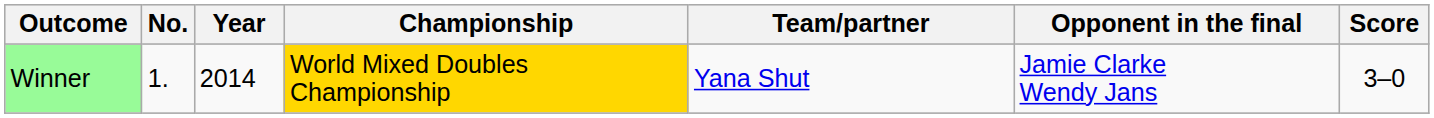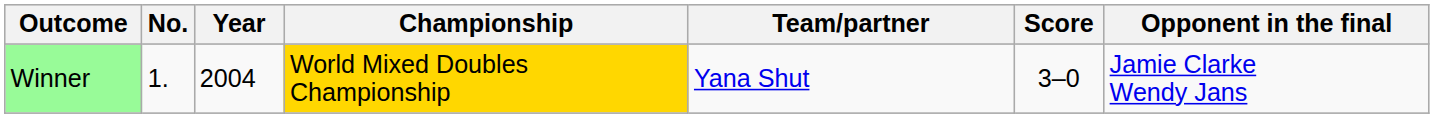columns swapped: (1177, 24) <-> (1384, 24)
(228, 78) 2014 -> (228, 78) 2004
